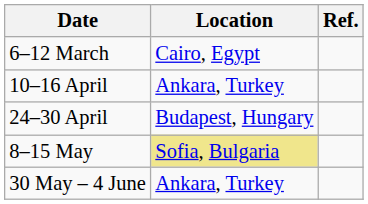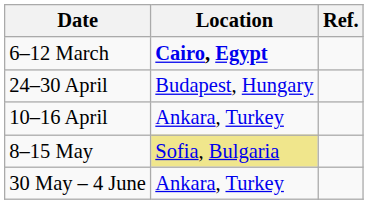(208, 53) normal -> (211, 53) bold
rows swapped: (59, 85) <-> (59, 118)
